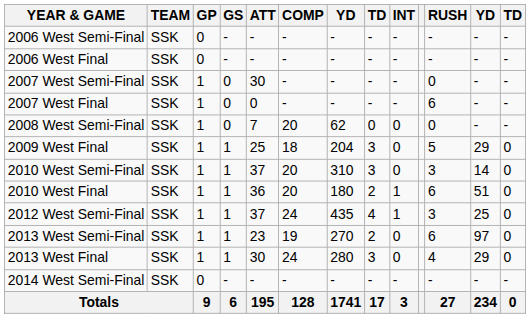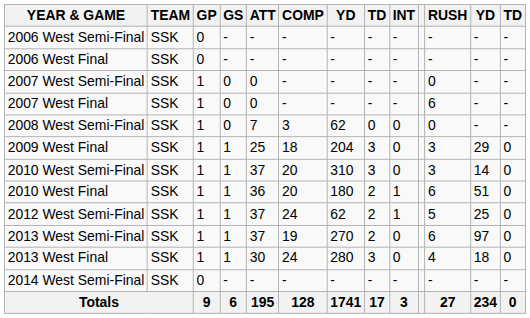(257, 81) 30 -> (254, 81) 0
(290, 125) 20 -> (286, 125) 3
(432, 147) 5 -> (432, 147) 3
(342, 214) 435 -> (338, 214) 62
(372, 214) 4 -> (372, 214) 2
(432, 214) 3 -> (432, 214) 5
(257, 236) 23 -> (257, 236) 37
(482, 258) 29 -> (482, 258) 18
